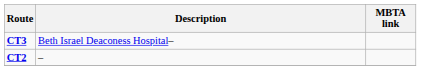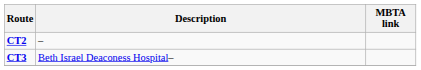rows swapped: (17, 57) <-> (17, 40)
